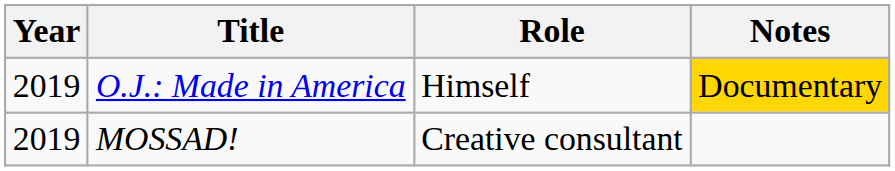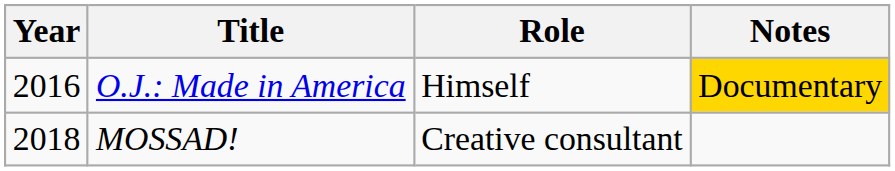(47, 84) 2019 -> (47, 84) 2016
(47, 138) 2019 -> (47, 138) 2018
